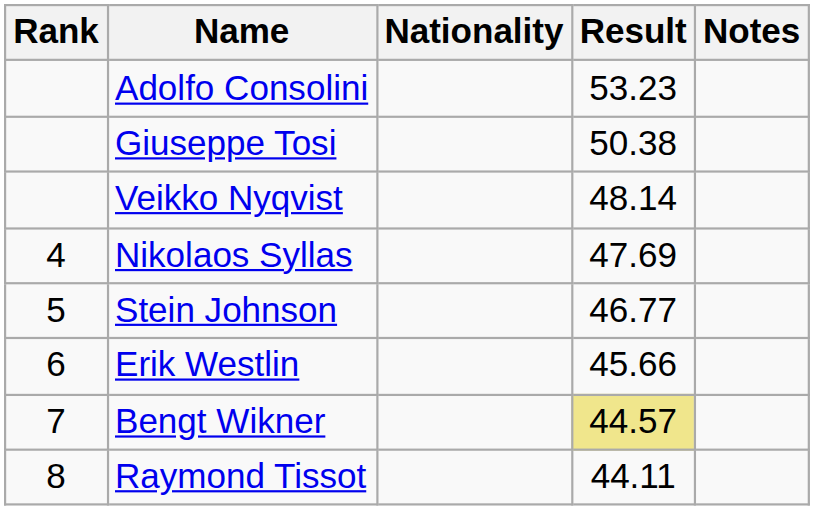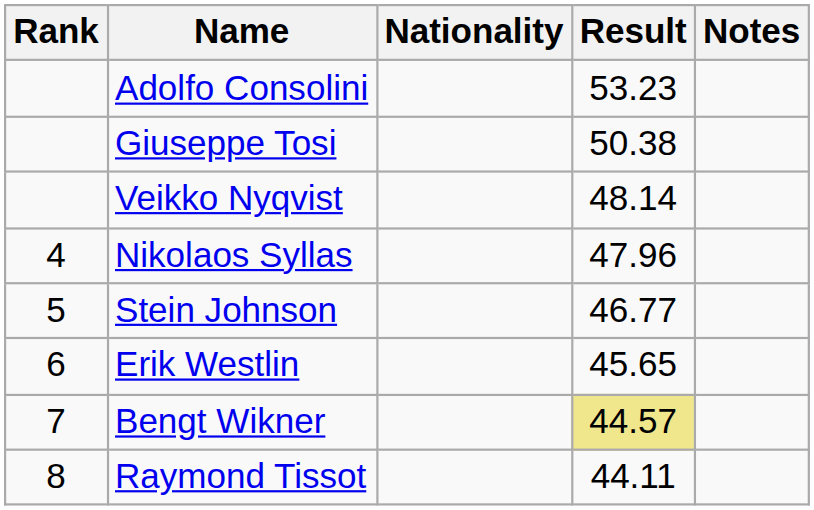(633, 254) 47.69 -> (633, 254) 47.96
(633, 365) 45.66 -> (633, 365) 45.65
